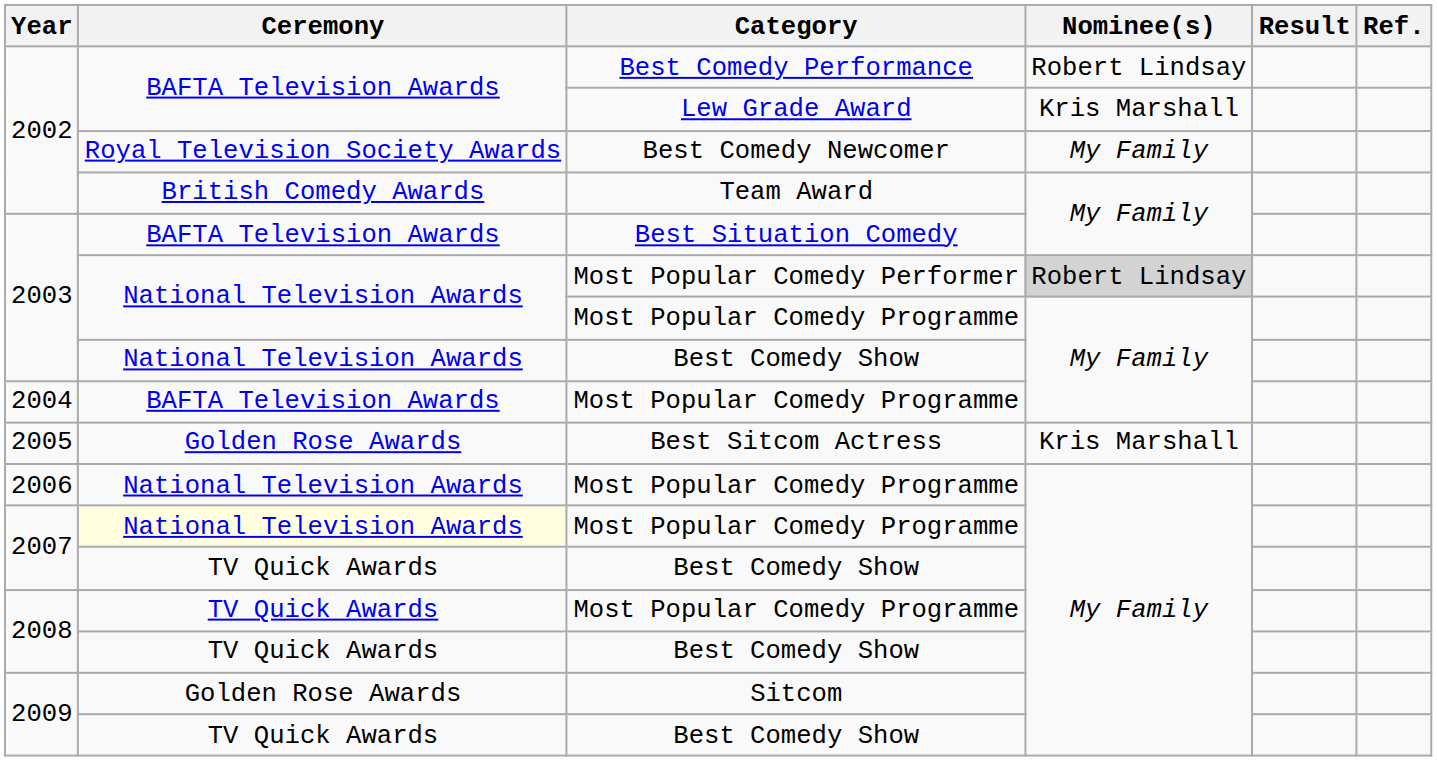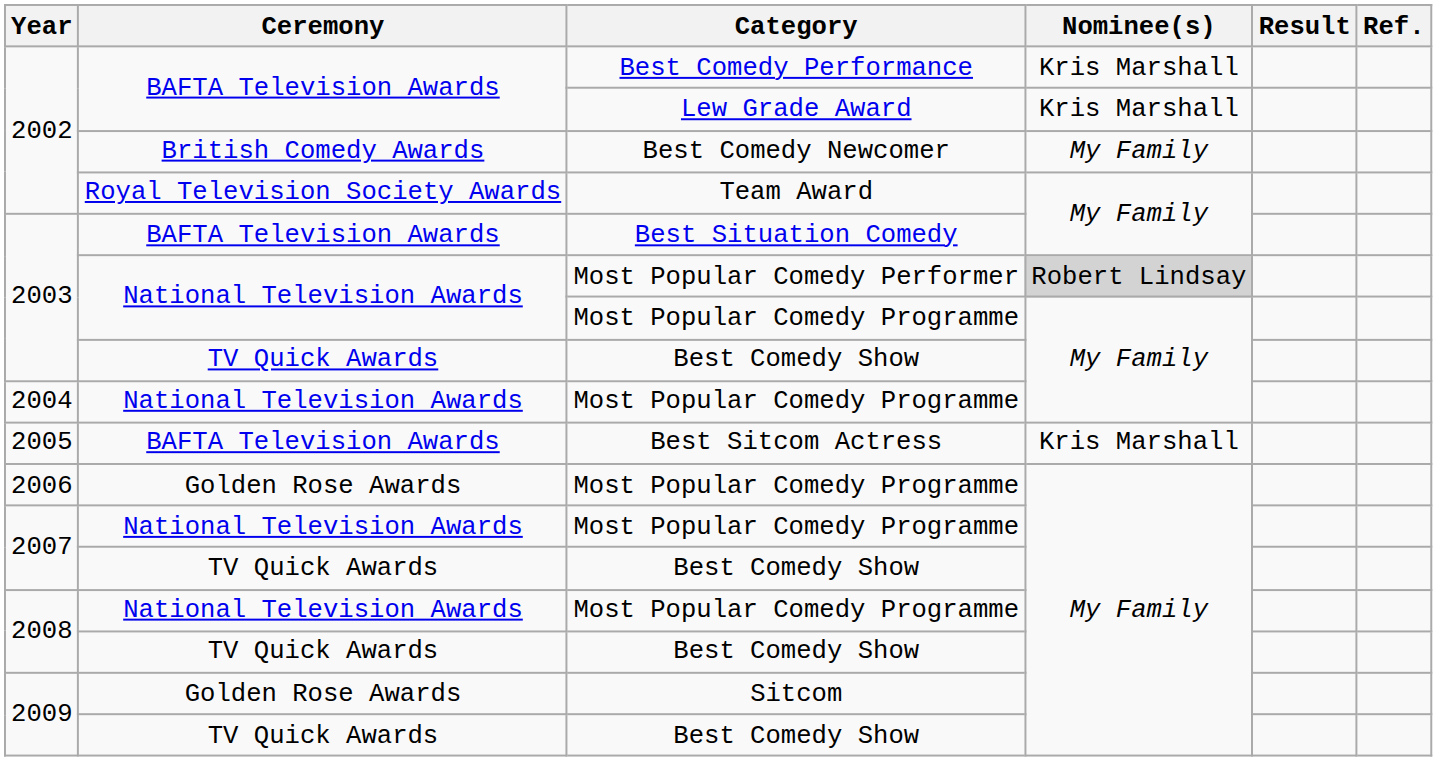(1139, 68) Robert Lindsay -> (1139, 68) Kris Marshall
(323, 151) Royal Television Society Awards -> (323, 151) British Comedy Awards
(323, 193) British Comedy Awards -> (323, 193) Royal Television Society Awards
(323, 360) National Television Awards -> (323, 360) TV Quick Awards
(323, 402) BAFTA Television Awards -> (323, 402) National Television Awards
(323, 443) Golden Rose Awards -> (323, 443) BAFTA Television Awards
(323, 485) National Television Awards -> (323, 485) Golden Rose Awards
(323, 527) lightyellow background -> (323, 527) no background
(323, 610) TV Quick Awards -> (323, 610) National Television Awards
